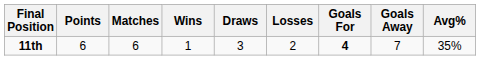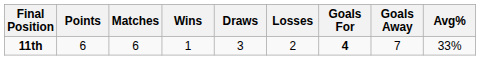(450, 46) 35% -> (450, 46) 33%
